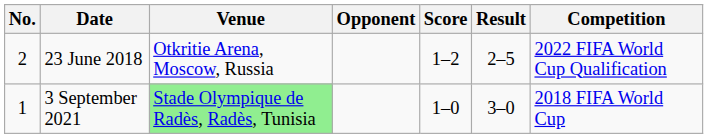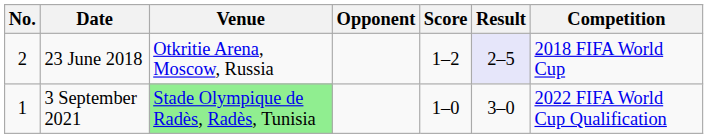(501, 58) no background -> (501, 58) lavender background
(601, 58) 2022 FIFA World Cup Qualification -> (599, 58) 2018 FIFA World Cup
(599, 108) 2018 FIFA World Cup -> (601, 108) 2022 FIFA World Cup Qualification
